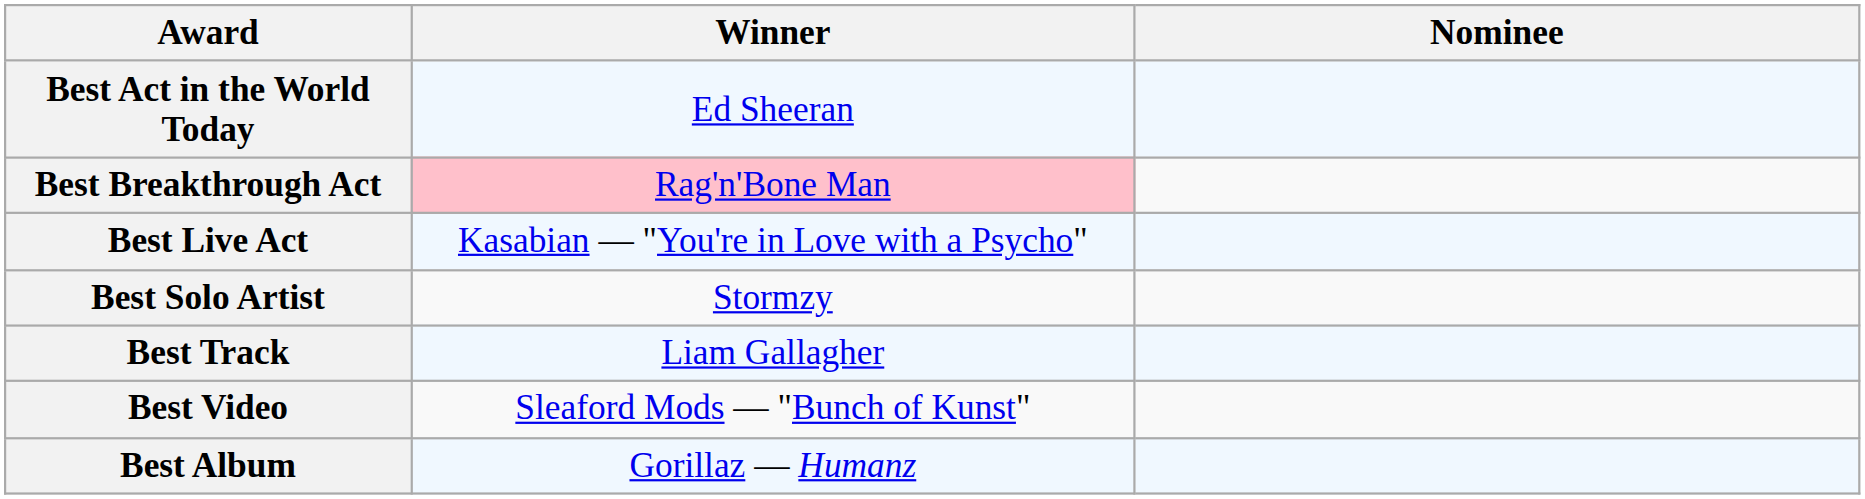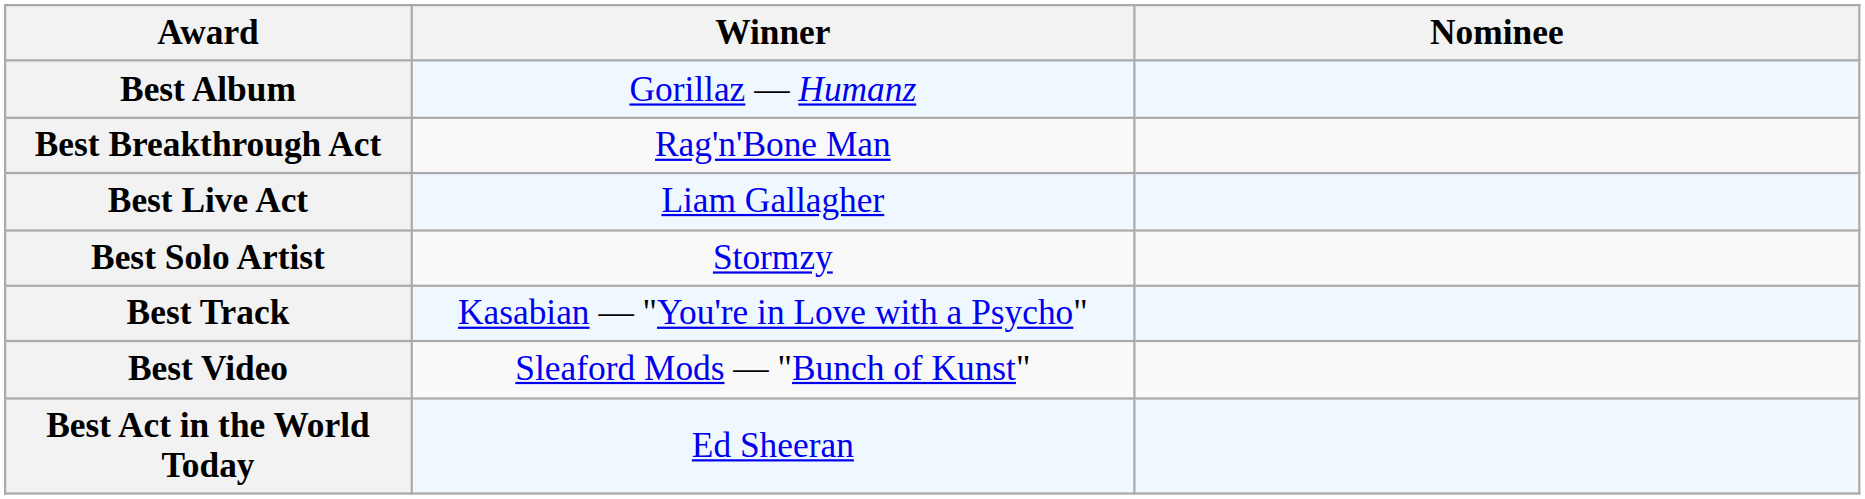rows swapped: (208, 108) <-> (208, 464)
(773, 184) pink background -> (773, 144) no background
(773, 240) Kasabian — "You're in Love with a Psycho" -> (773, 200) Liam Gallagher
(773, 352) Liam Gallagher -> (773, 312) Kasabian — "You're in Love with a Psycho"
